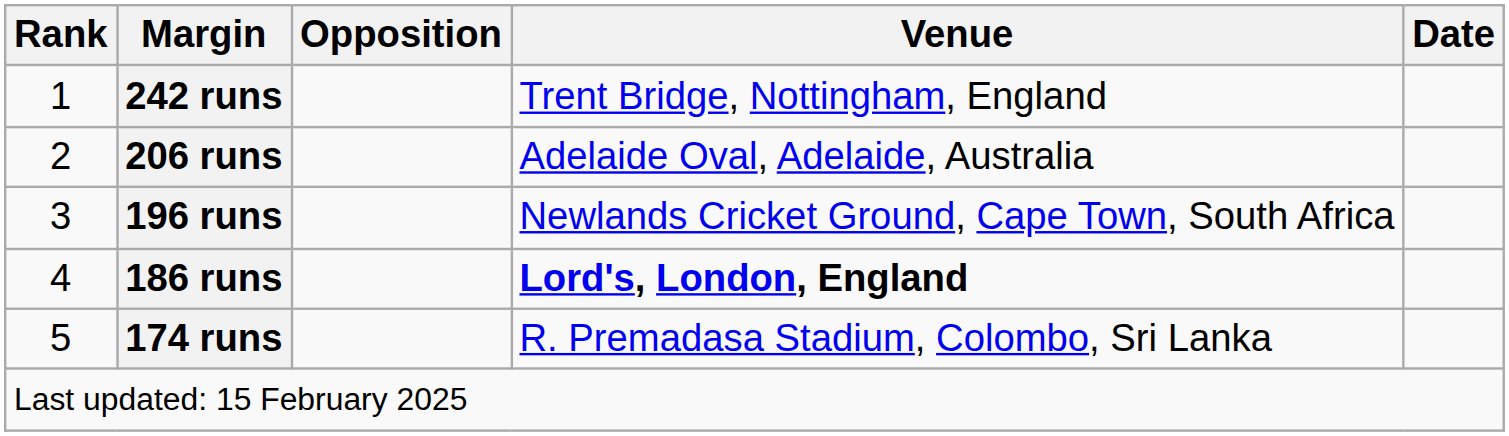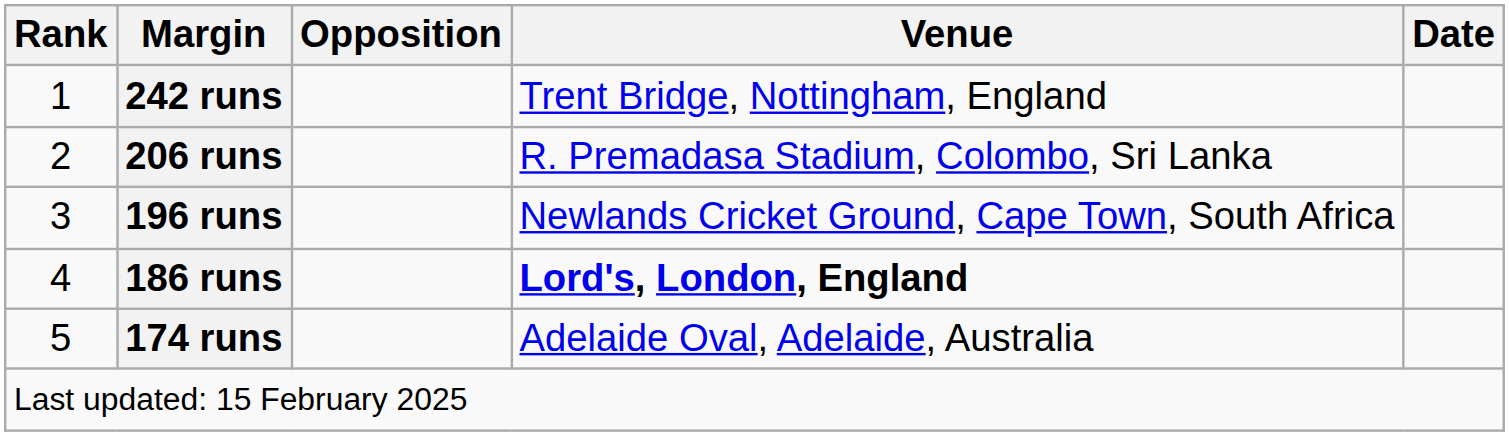(807, 156) Adelaide Oval, Adelaide, Australia -> (896, 156) R. Premadasa Stadium, Colombo, Sri Lanka
(896, 338) R. Premadasa Stadium, Colombo, Sri Lanka -> (807, 338) Adelaide Oval, Adelaide, Australia
